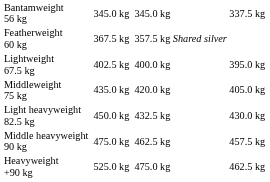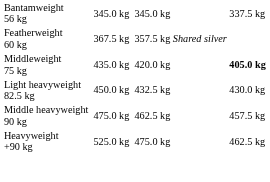- row: (29, 64)
(247, 90) normal -> (248, 64) bold
